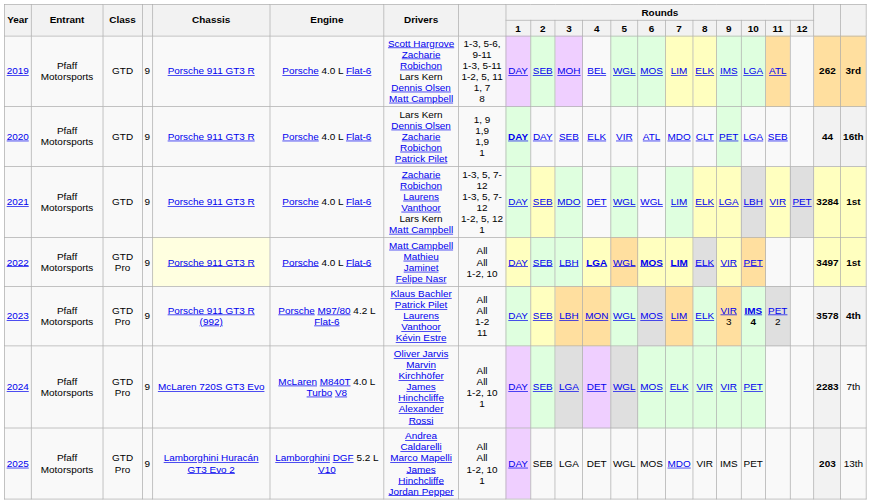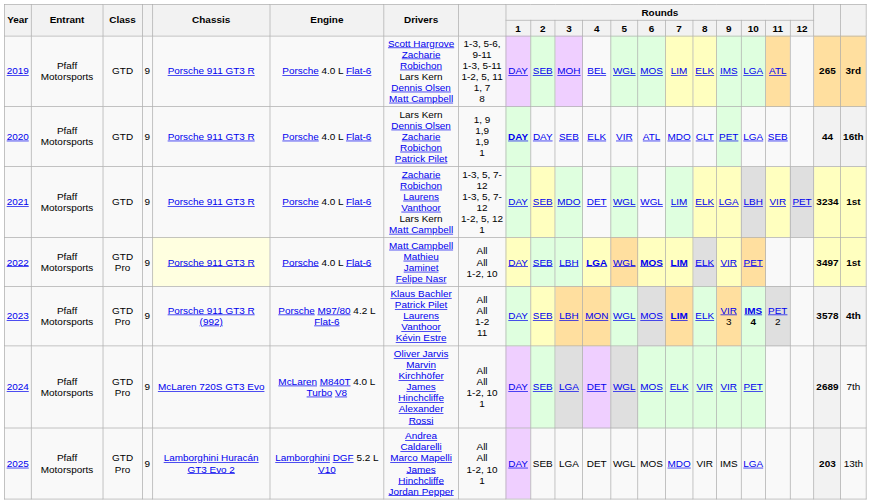(827, 72) 262 -> (827, 72) 265
(827, 202) 3284 -> (827, 202) 3234
(679, 317) normal -> (679, 317) bold
(827, 387) 2283 -> (827, 387) 2689
(753, 464) PET -> (753, 464) LGA
